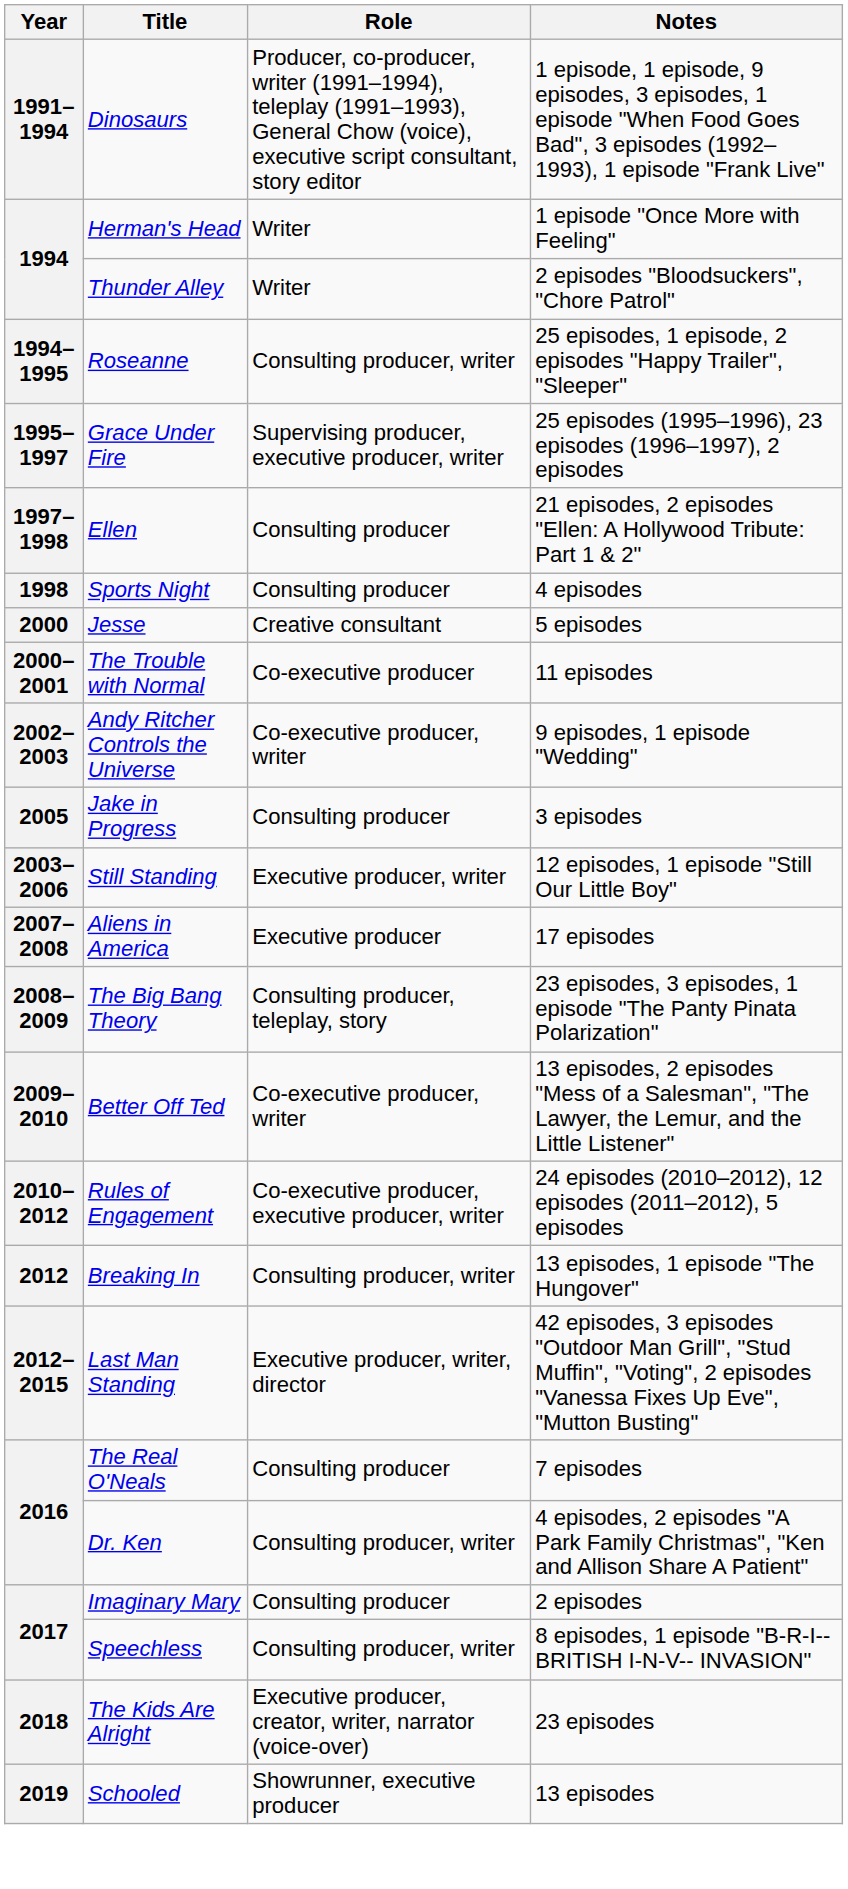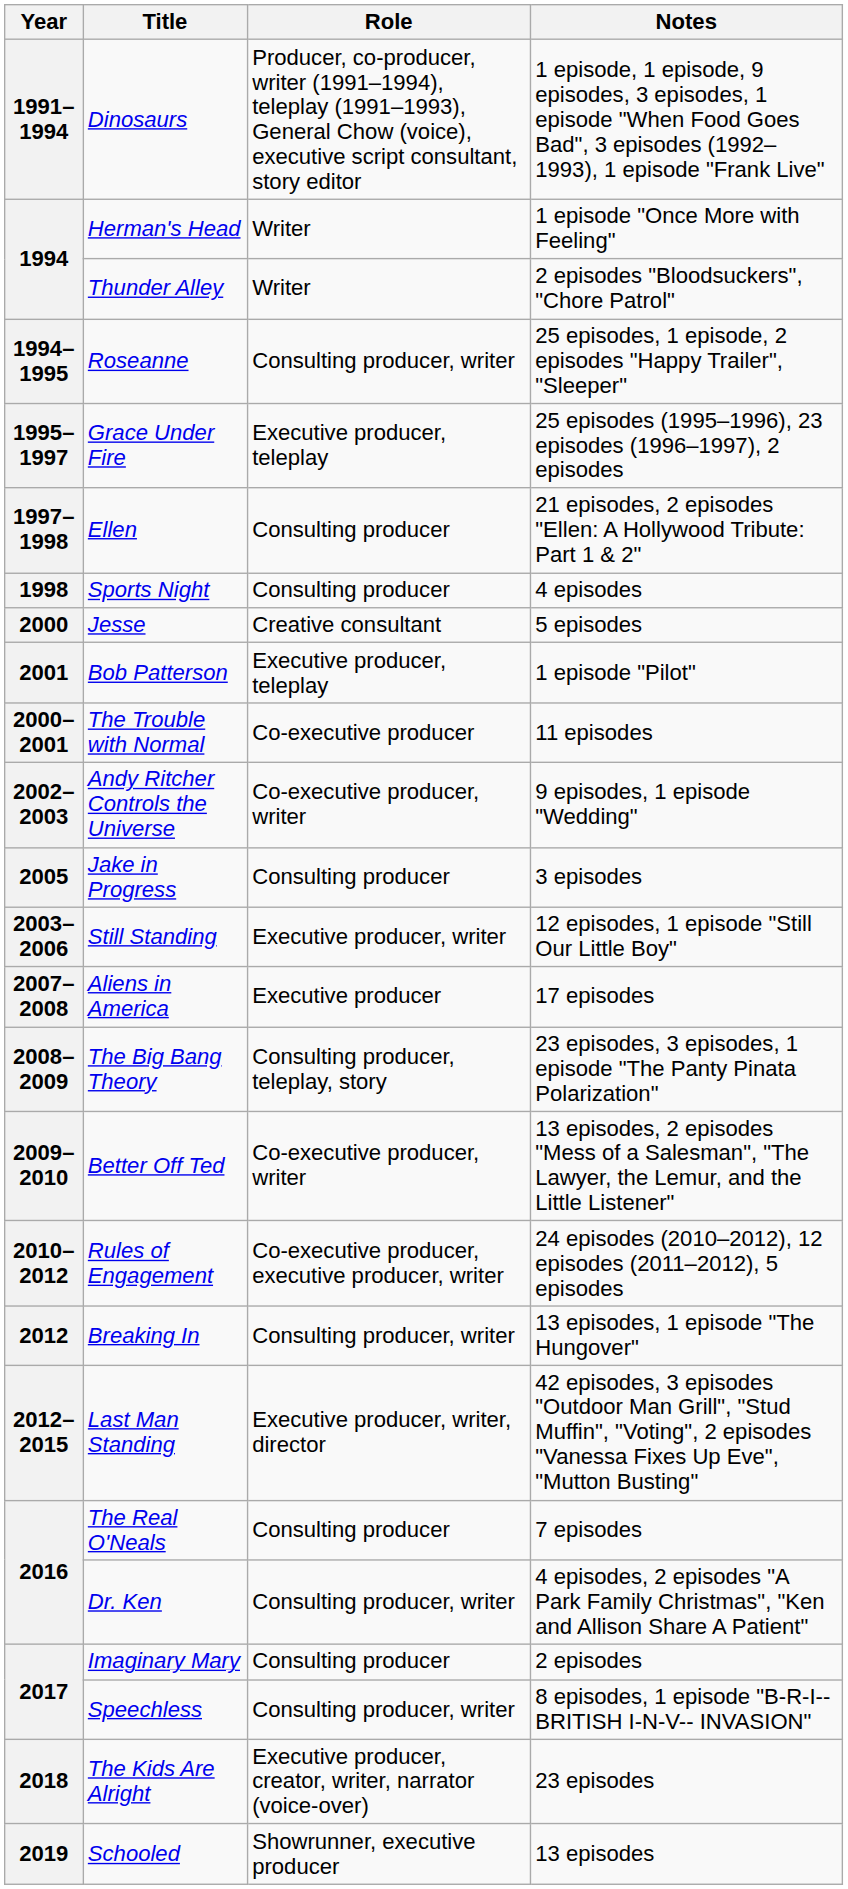(378, 445) Supervising producer, executive producer, writer -> (349, 445) Executive producer, teleplay
+ row: (158, 672)
